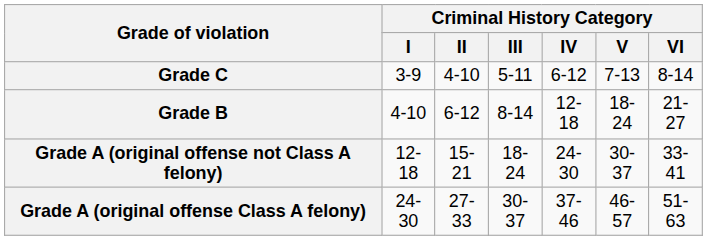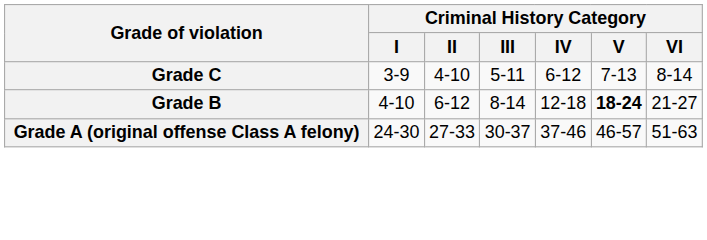(622, 114) normal -> (619, 103) bold
- row: (193, 162)
